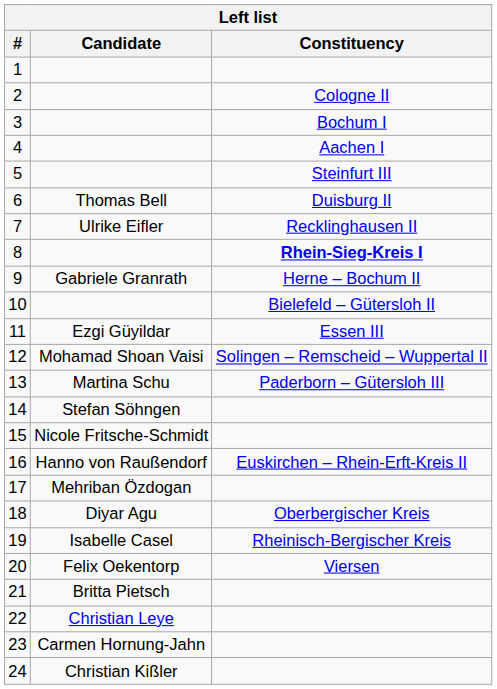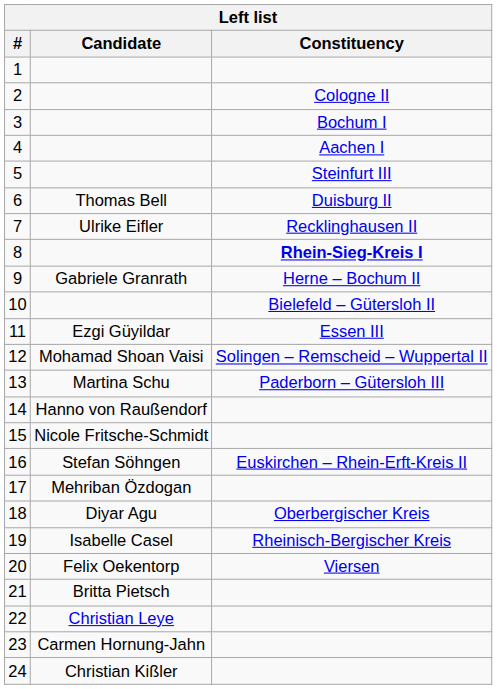(121, 409) Stefan Söhngen -> (121, 409) Hanno von Raußendorf
(121, 461) Hanno von Raußendorf -> (121, 461) Stefan Söhngen
